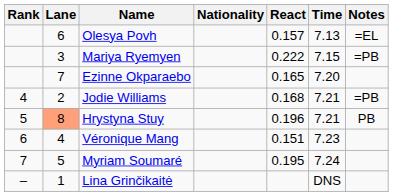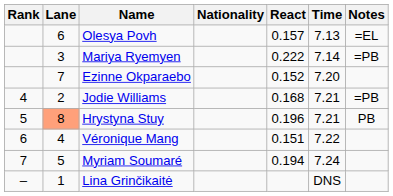(327, 56) 7.15 -> (327, 56) 7.14
(288, 77) 0.165 -> (288, 77) 0.152
(327, 139) 7.23 -> (327, 139) 7.22
(288, 160) 0.195 -> (288, 160) 0.194
